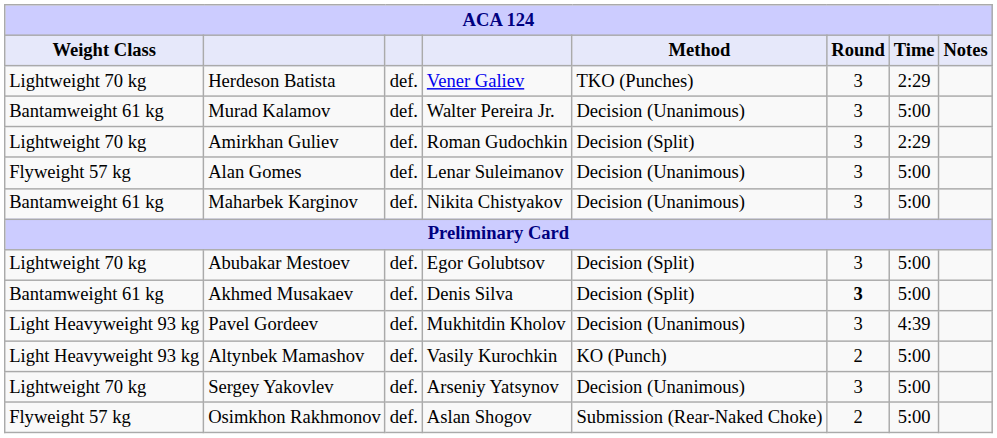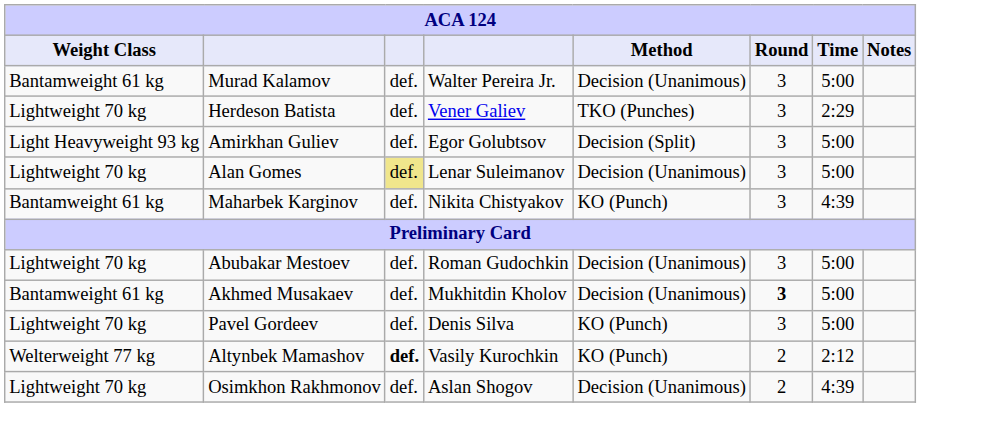rows swapped: (272, 80) <-> (269, 111)
(78, 141) Lightweight 70 kg -> (104, 141) Light Heavyweight 93 kg
(497, 141) Roman Gudochkin -> (487, 141) Egor Golubtsov
(914, 141) 2:29 -> (838, 141) 5:00
(70, 172) Flyweight 57 kg -> (78, 172) Lightweight 70 kg
(404, 172) no background -> (404, 172) khaki background
(661, 203) Decision (Unanimous) -> (623, 203) KO (Punch)
(914, 203) 5:00 -> (838, 203) 4:39
(486, 264) Egor Golubtsov -> (498, 264) Roman Gudochkin
(635, 264) Decision (Split) -> (662, 264) Decision (Unanimous)
(470, 294) Denis Silva -> (497, 294) Mukhitdin Kholov
(635, 294) Decision (Split) -> (662, 294) Decision (Unanimous)
(104, 325) Light Heavyweight 93 kg -> (78, 325) Lightweight 70 kg
(496, 325) Mukhitdin Kholov -> (471, 325) Denis Silva
(661, 325) Decision (Unanimous) -> (623, 325) KO (Punch)
(914, 325) 4:39 -> (838, 325) 5:00
(104, 356) Light Heavyweight 93 kg -> (82, 356) Welterweight 77 kg
(404, 356) normal -> (404, 356) bold
(914, 356) 5:00 -> (838, 356) 2:12
- row: (271, 386)
(70, 417) Flyweight 57 kg -> (78, 386) Lightweight 70 kg
(699, 417) Submission (Rear-Naked Choke) -> (662, 386) Decision (Unanimous)
(914, 417) 5:00 -> (838, 386) 4:39
